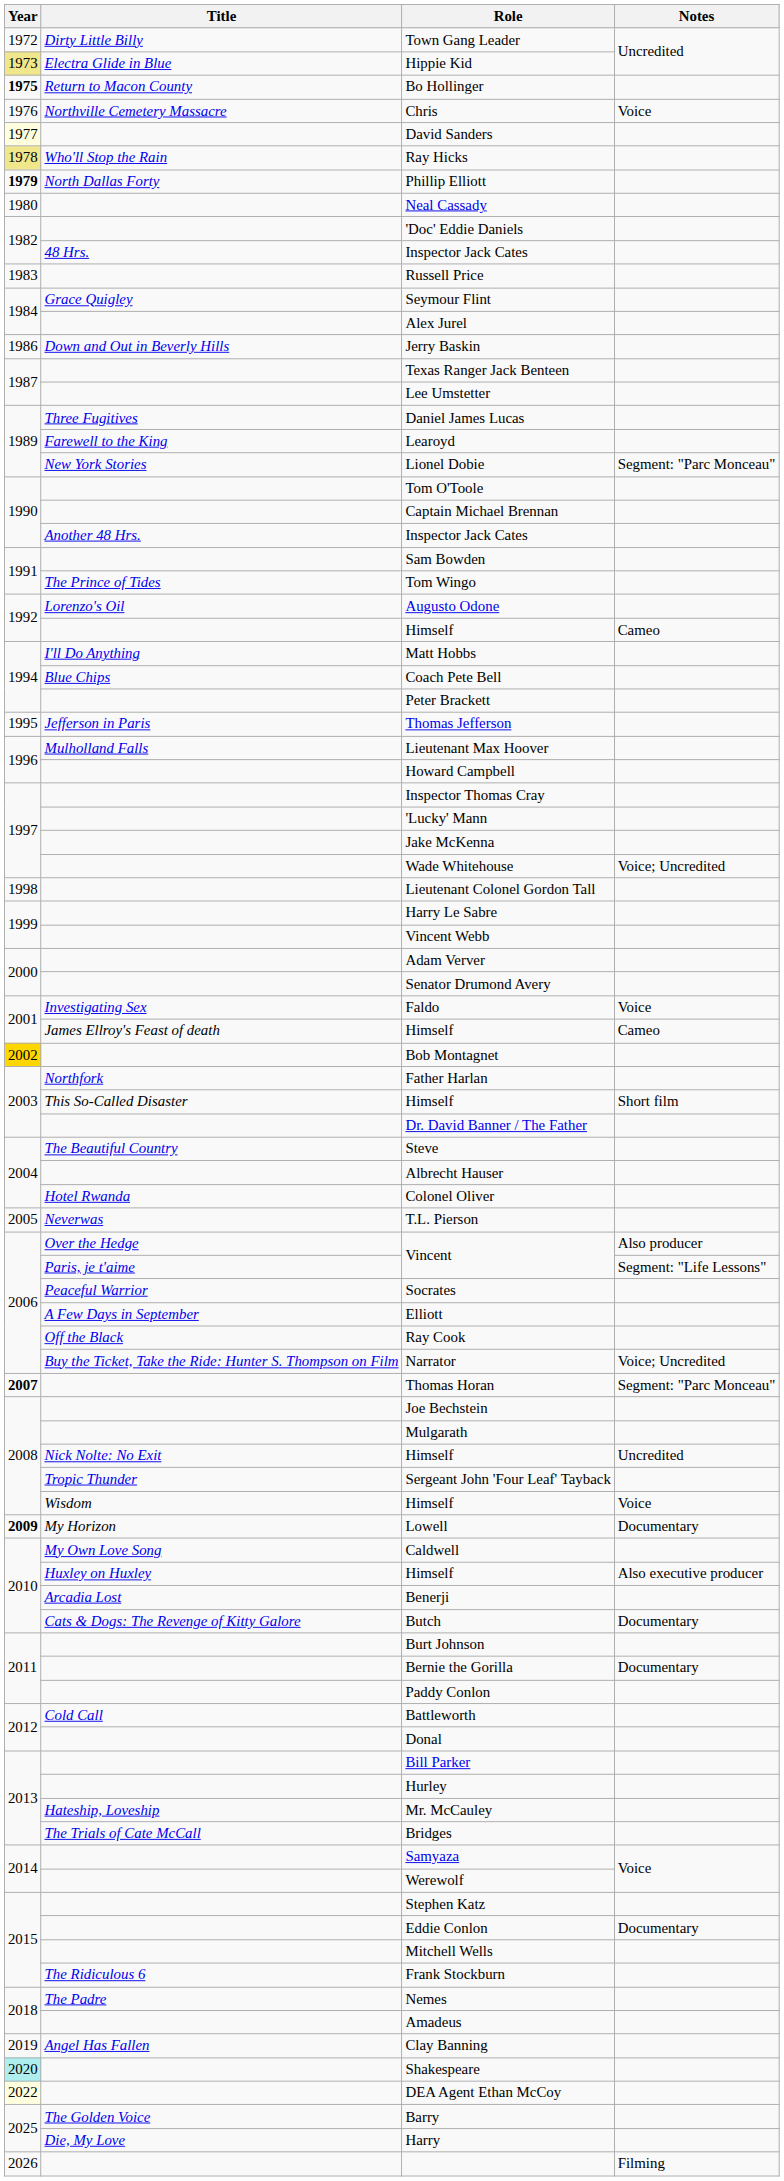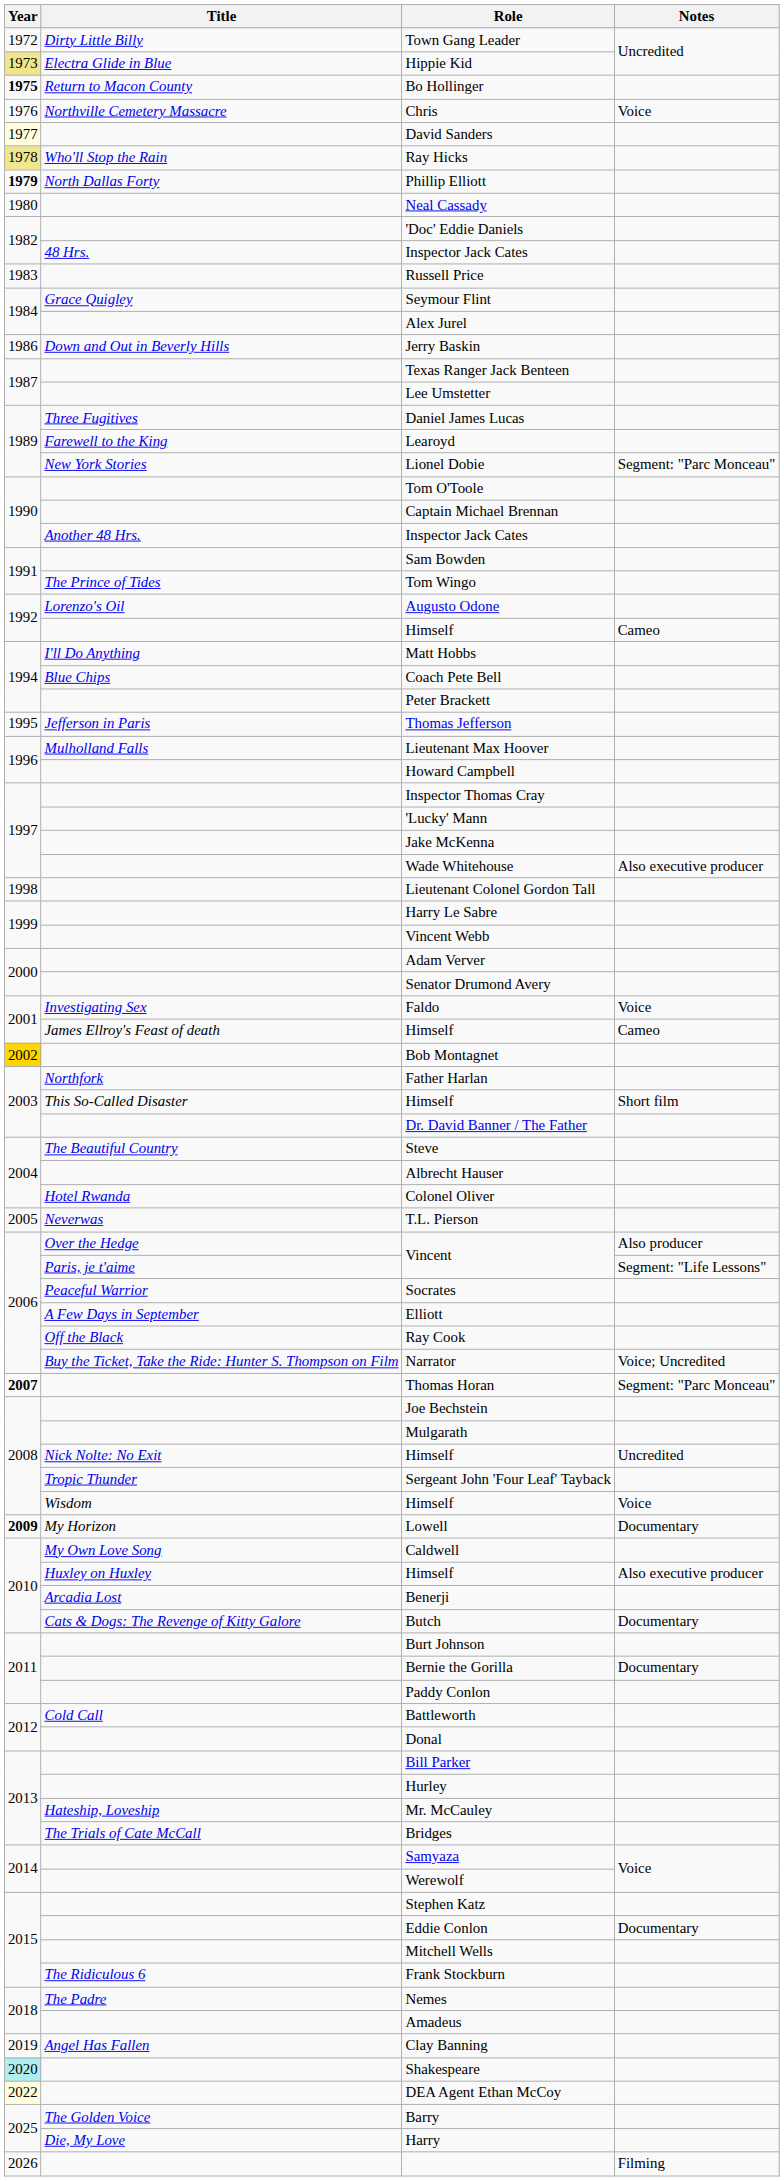(671, 865) Voice; Uncredited -> (690, 865) Also executive producer
